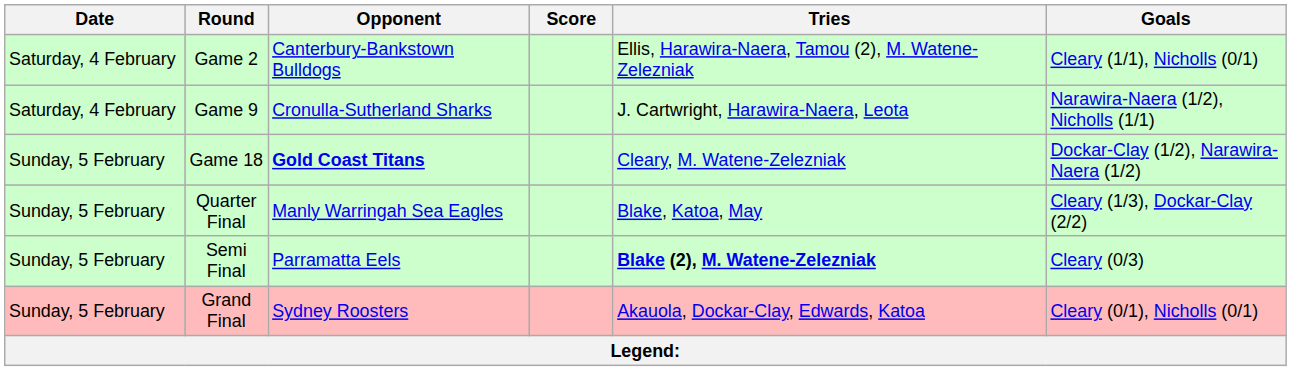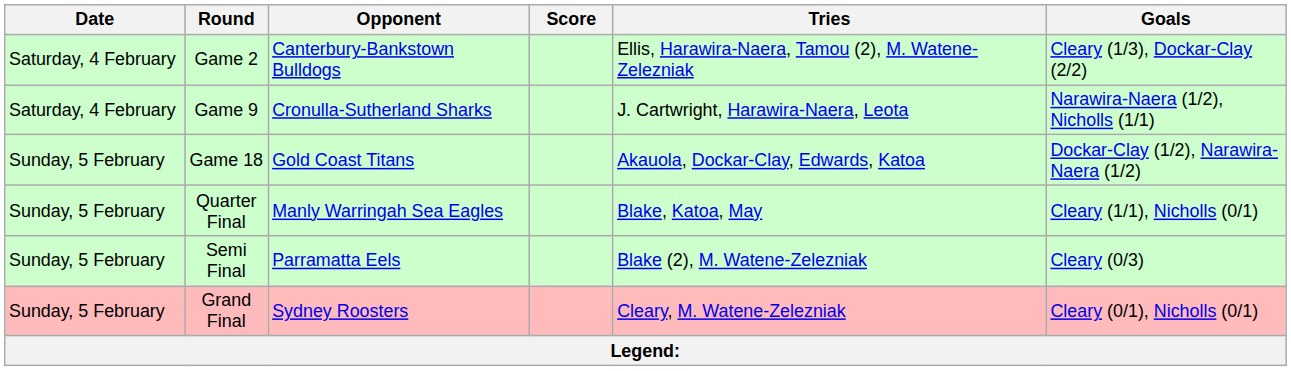(1154, 59) Cleary (1/1), Nicholls (0/1) -> (1151, 59) Cleary (1/3), Dockar-Clay (2/2)
(348, 160) bold -> (343, 160) normal
(731, 160) Cleary, M. Watene-Zelezniak -> (771, 160) Akauola, Dockar-Clay, Edwards, Katoa
(1151, 210) Cleary (1/3), Dockar-Clay (2/2) -> (1154, 210) Cleary (1/1), Nicholls (0/1)
(747, 261) bold -> (742, 261) normal
(771, 311) Akauola, Dockar-Clay, Edwards, Katoa -> (731, 311) Cleary, M. Watene-Zelezniak
